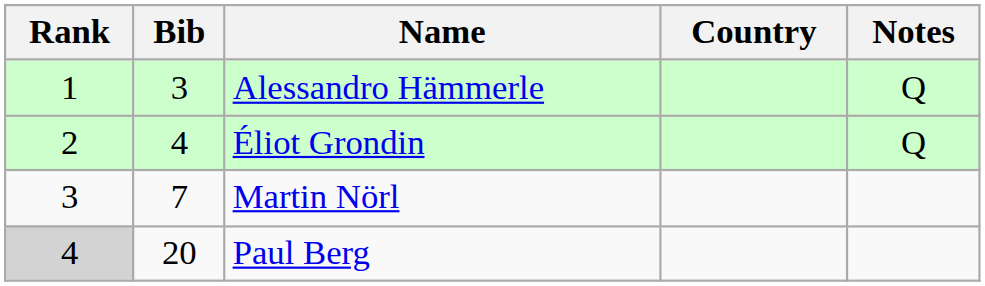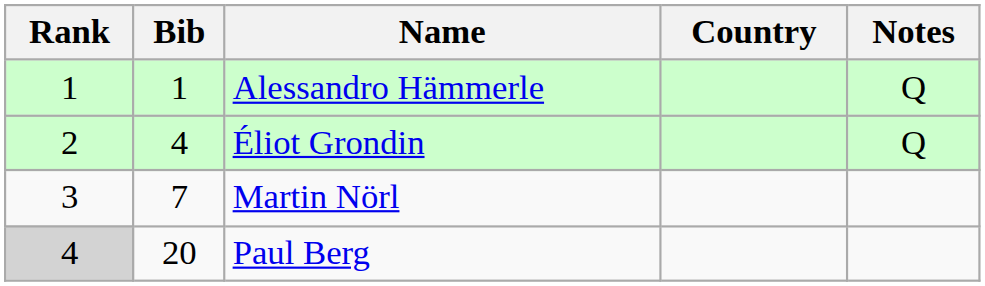(179, 87) 3 -> (179, 87) 1
